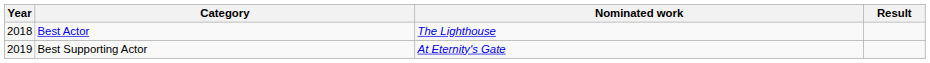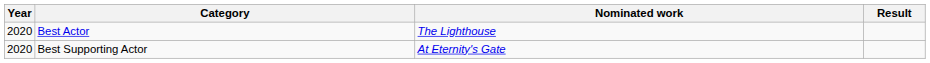(20, 31) 2018 -> (20, 31) 2020
(20, 49) 2019 -> (20, 49) 2020
